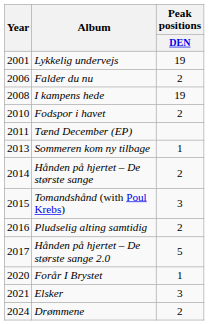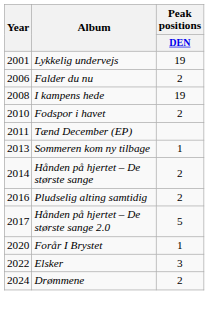- row: (91, 203)
(18, 293) 2021 -> (18, 263) 2022
